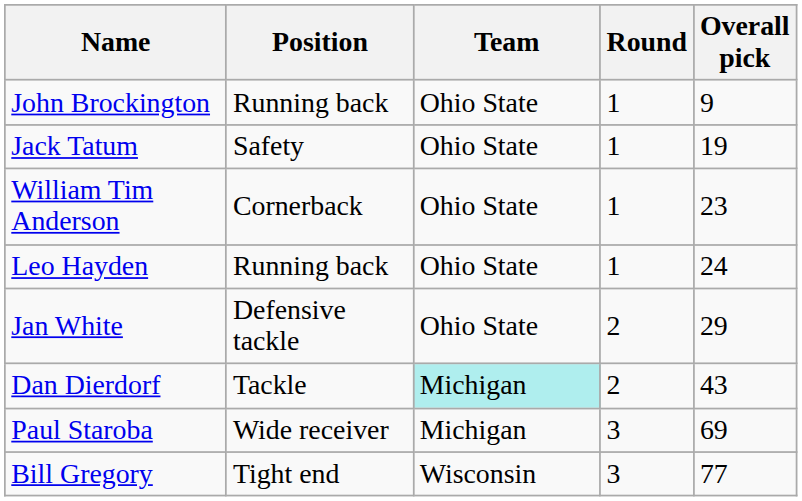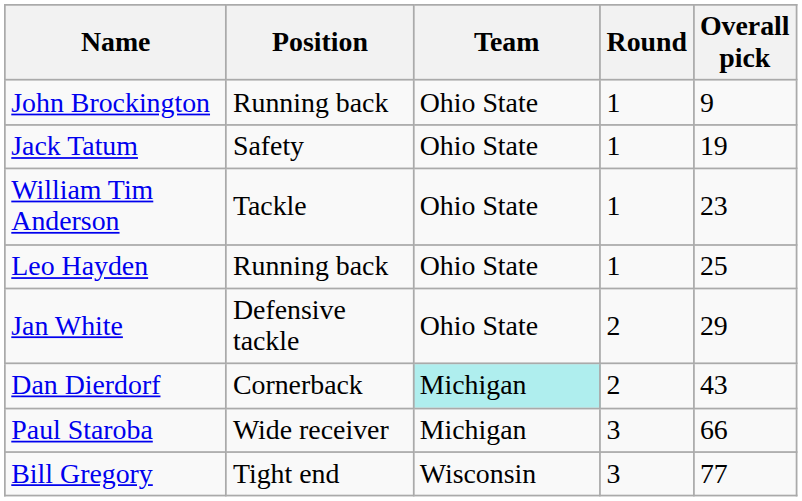(298, 206) Cornerback -> (270, 206) Tackle
(714, 265) 24 -> (714, 265) 25
(270, 385) Tackle -> (298, 385) Cornerback
(714, 429) 69 -> (714, 429) 66
